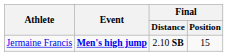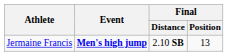(205, 43) 15 -> (205, 43) 13
